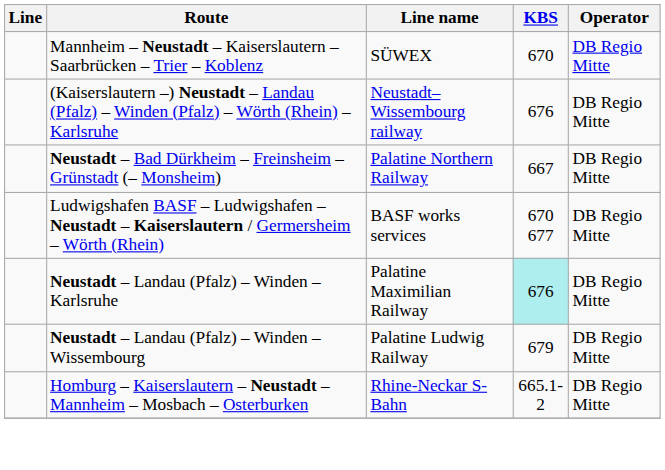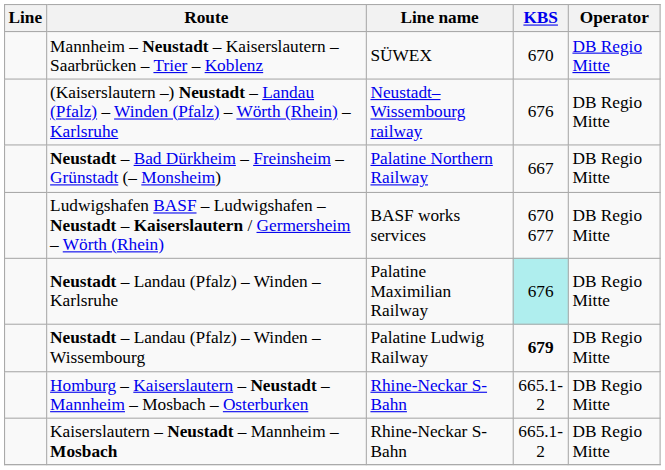(541, 347) normal -> (541, 347) bold
+ row: (194, 441)
